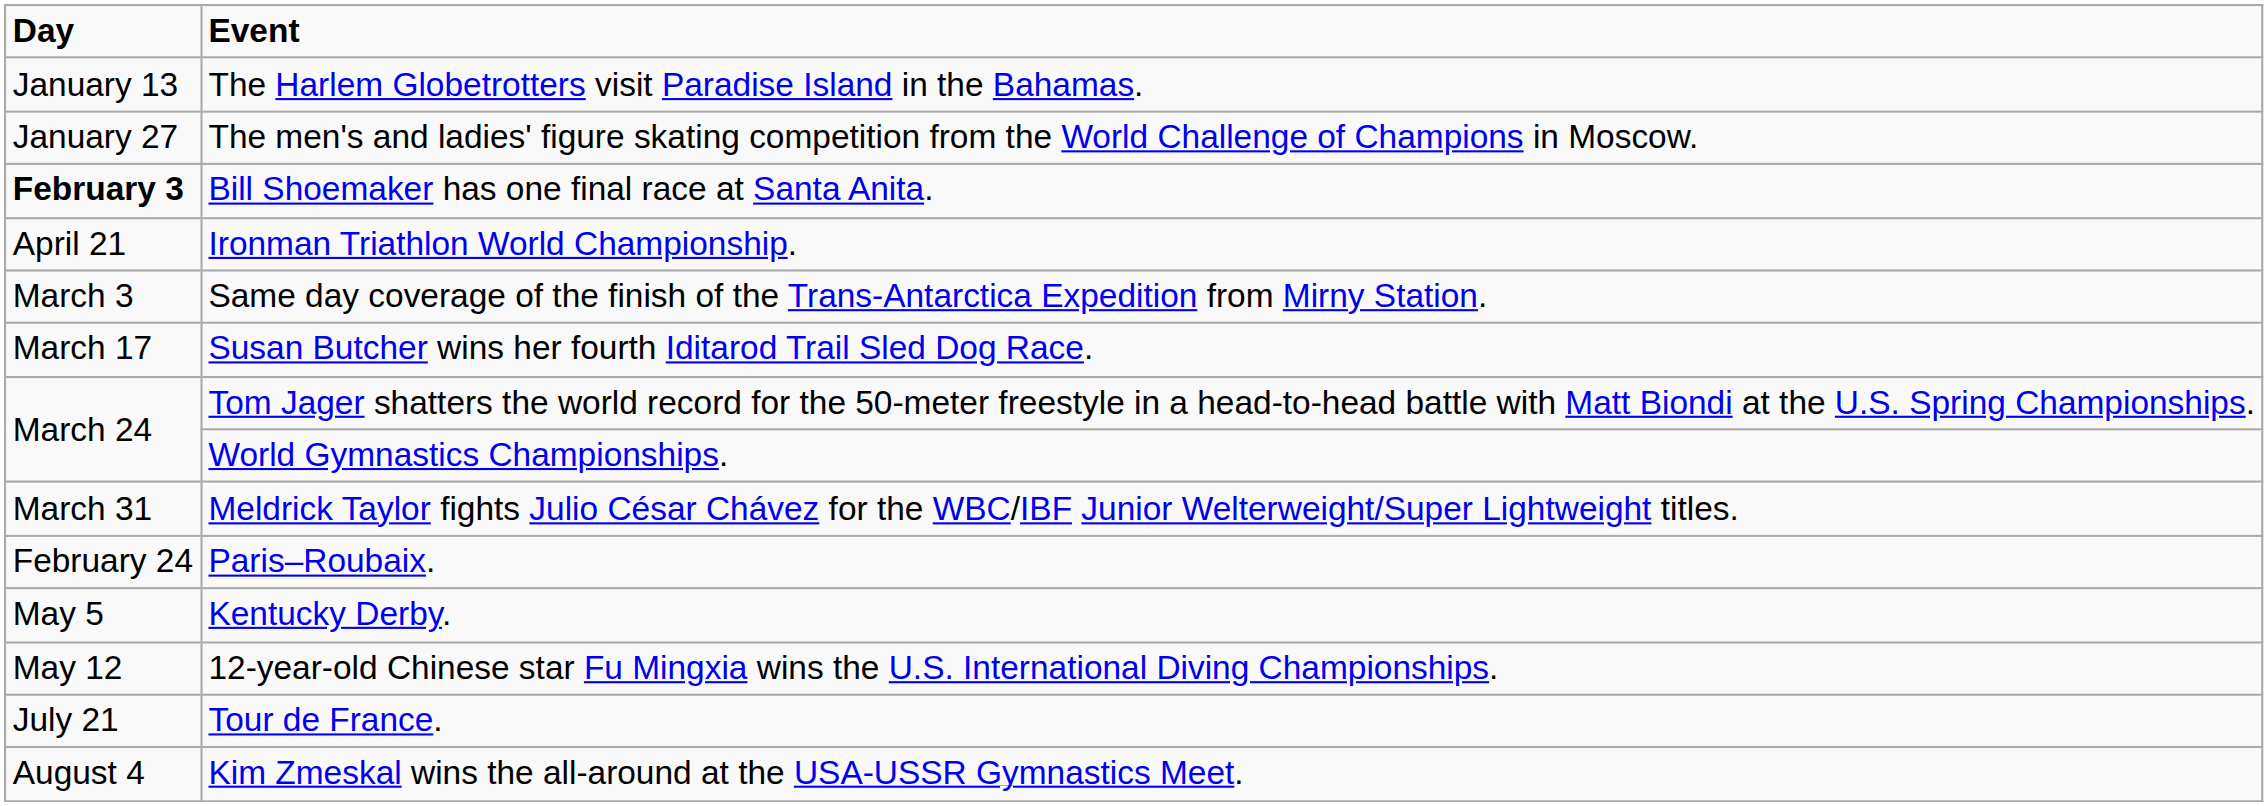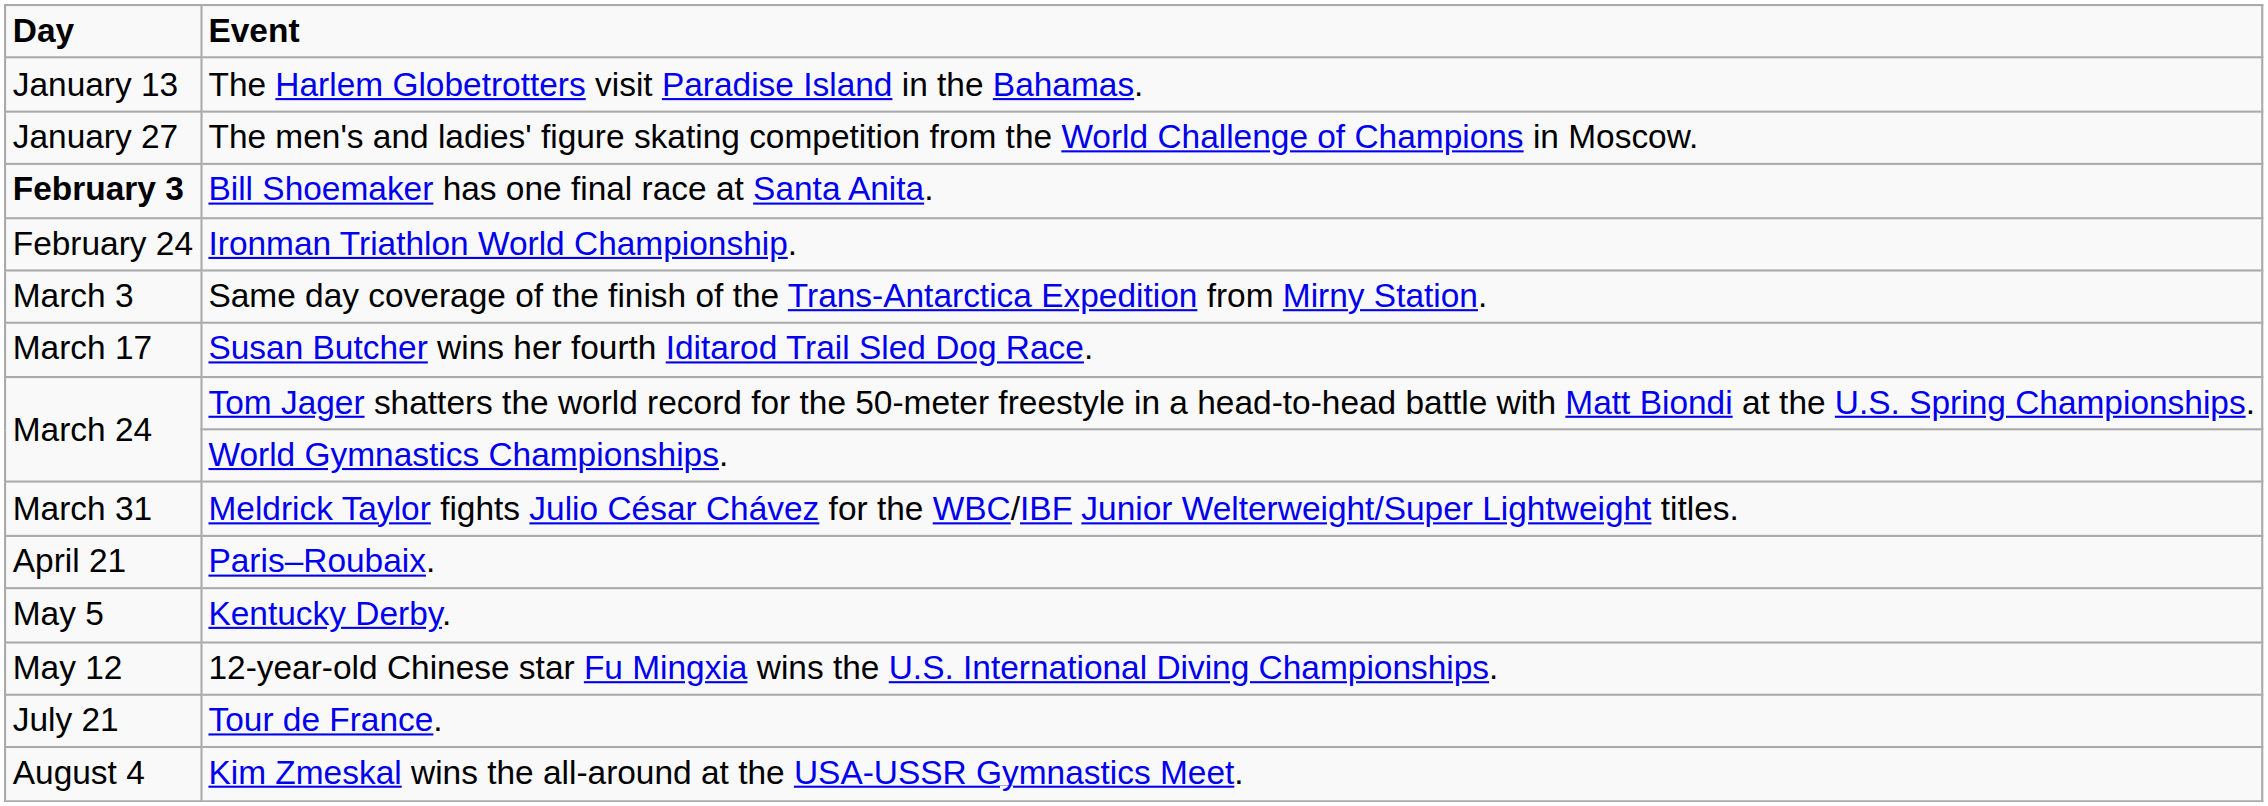(69, 243) April 21 -> (103, 243) February 24
(103, 561) February 24 -> (69, 561) April 21
